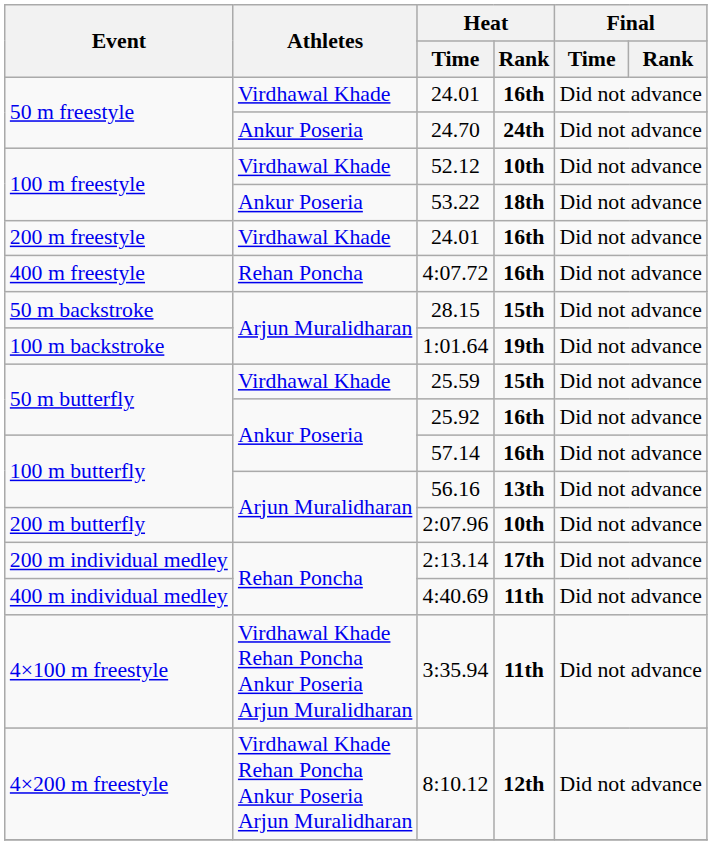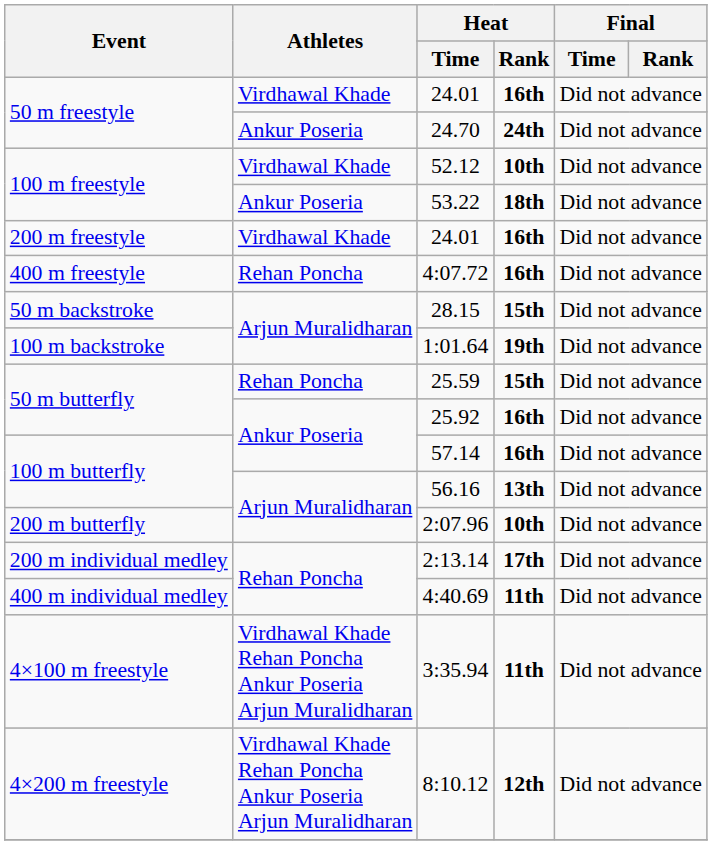(314, 381) Virdhawal Khade -> (300, 381) Rehan Poncha
